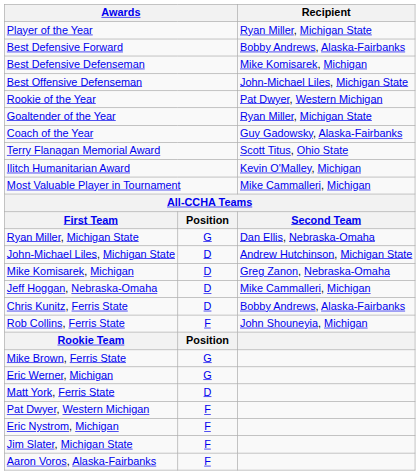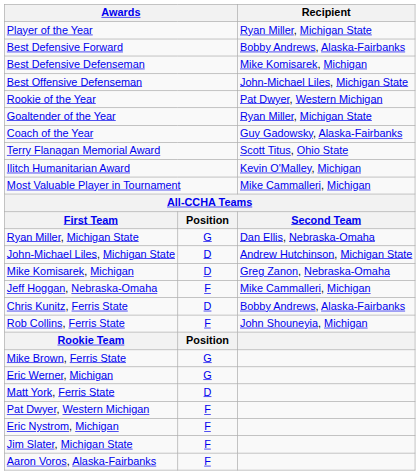(207, 289) D -> (207, 289) F
